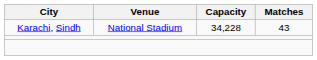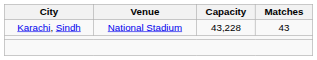(226, 27) 34,228 -> (226, 27) 43,228
